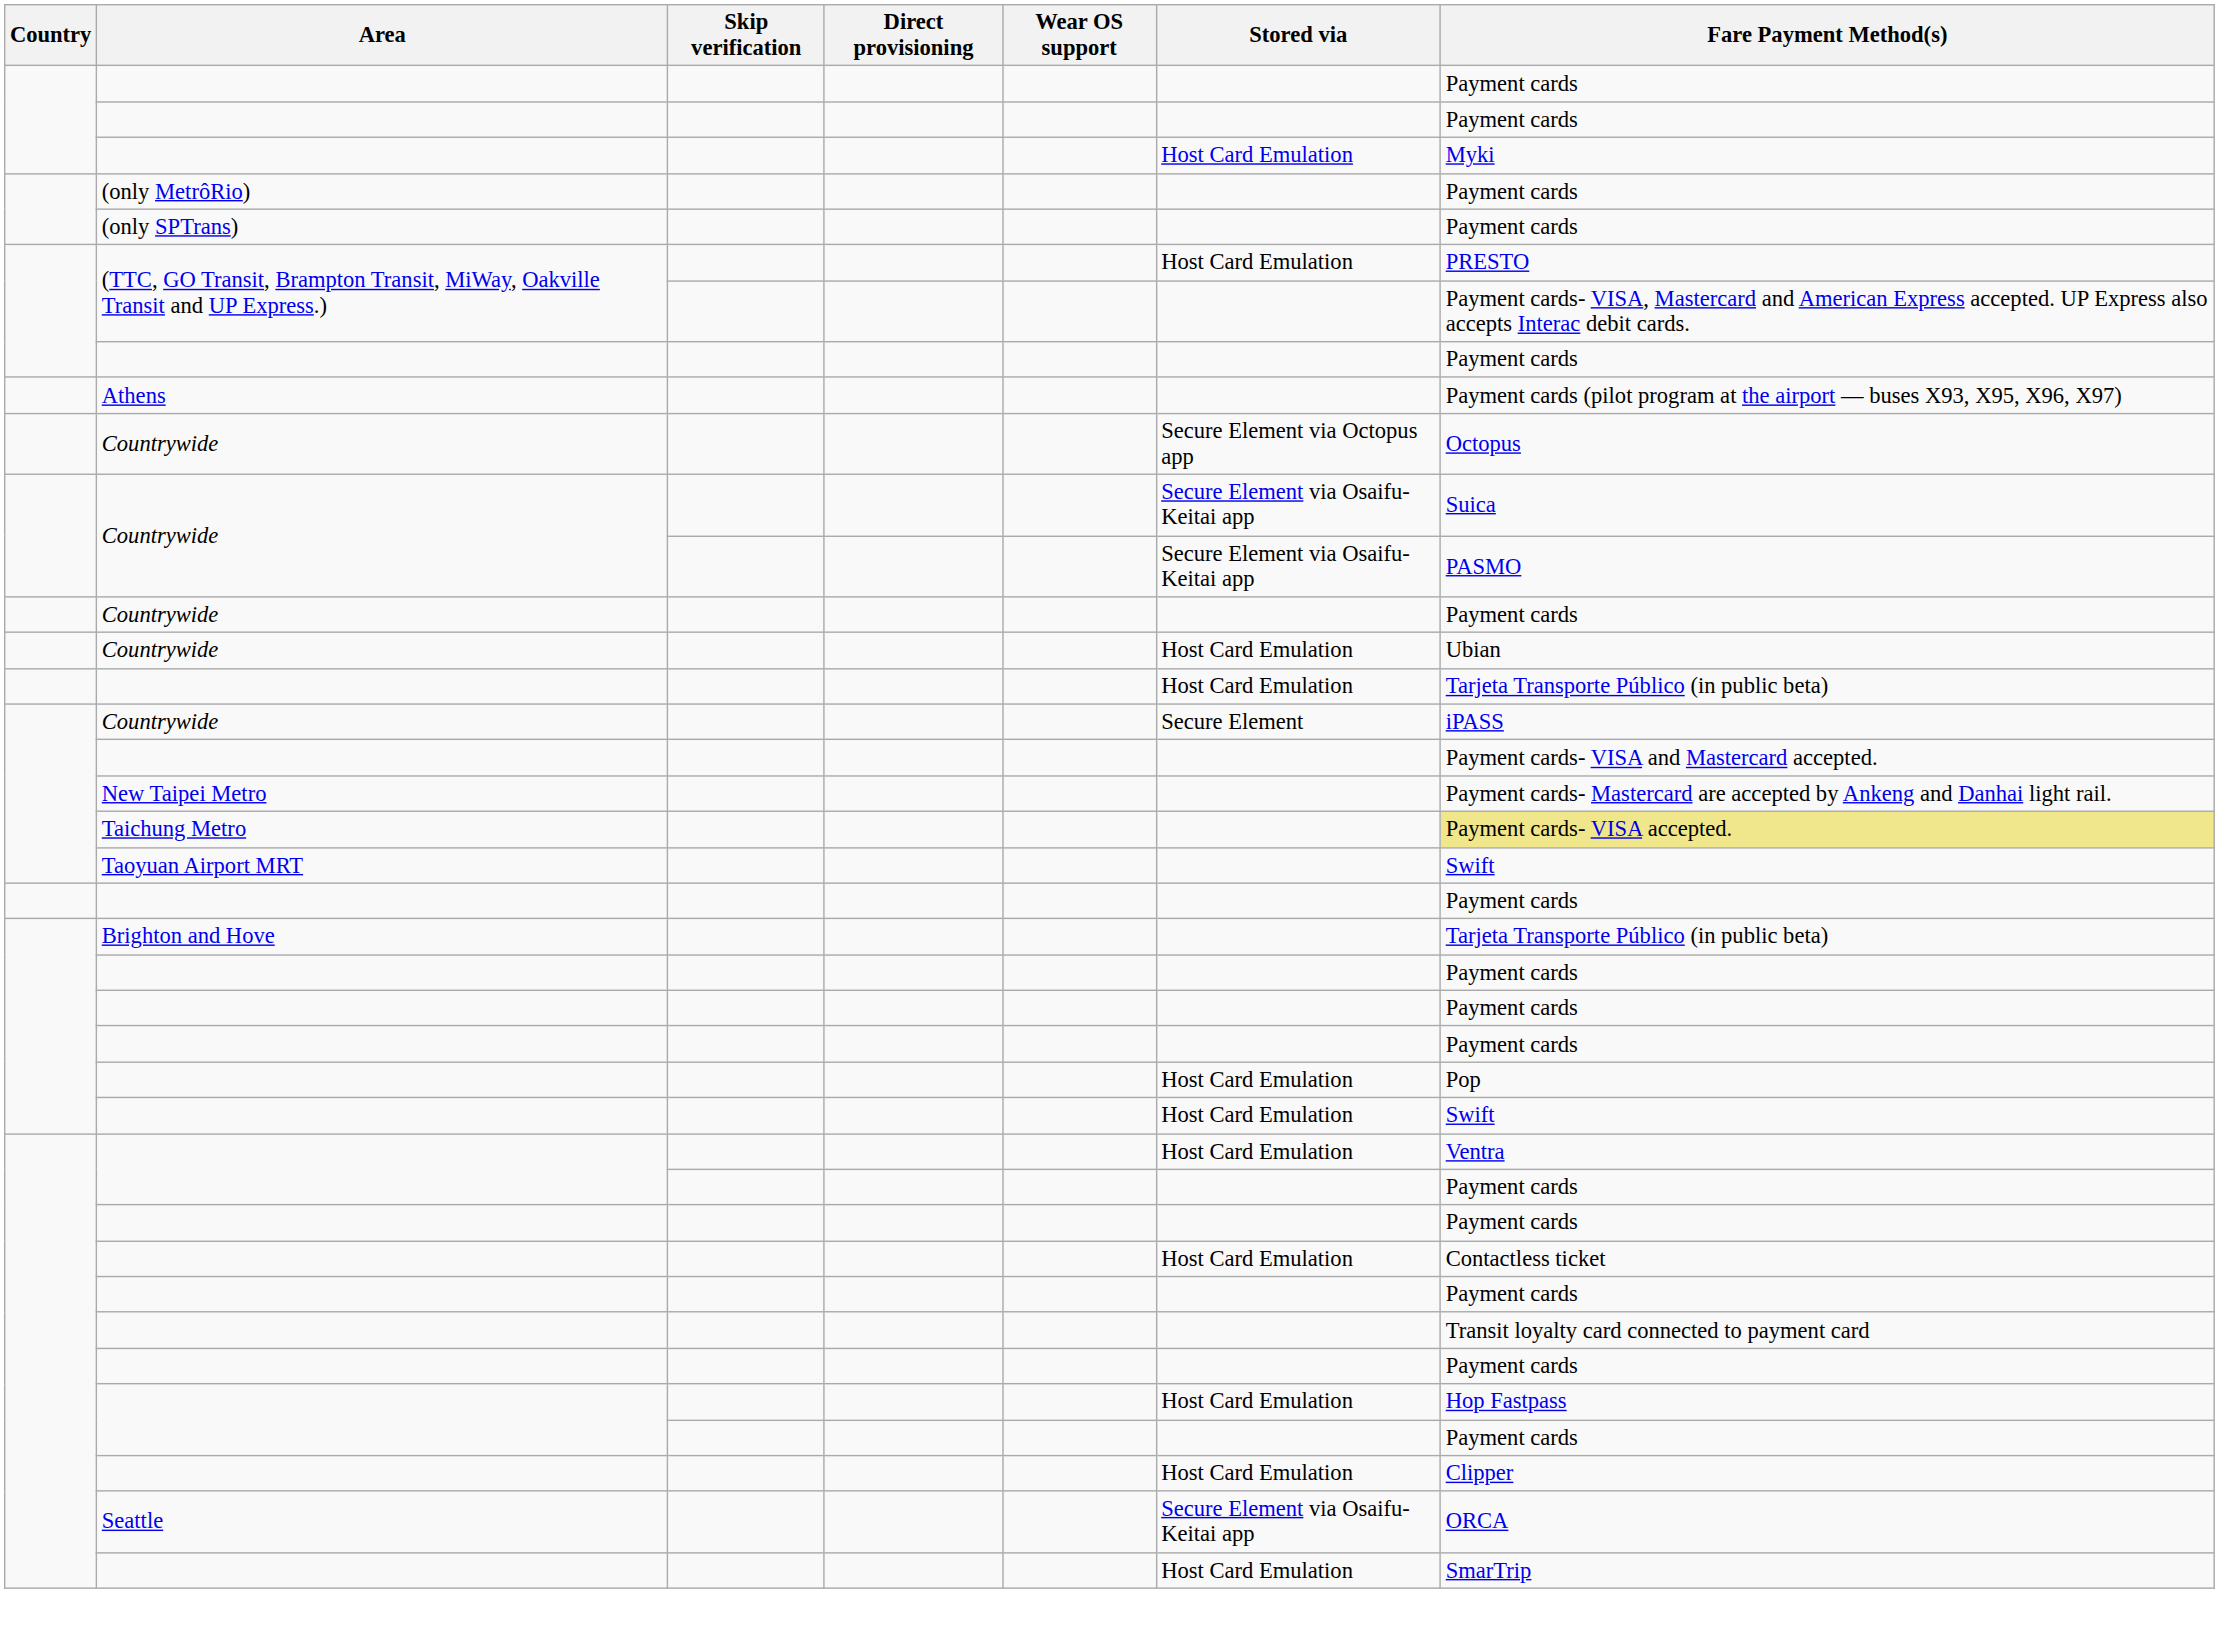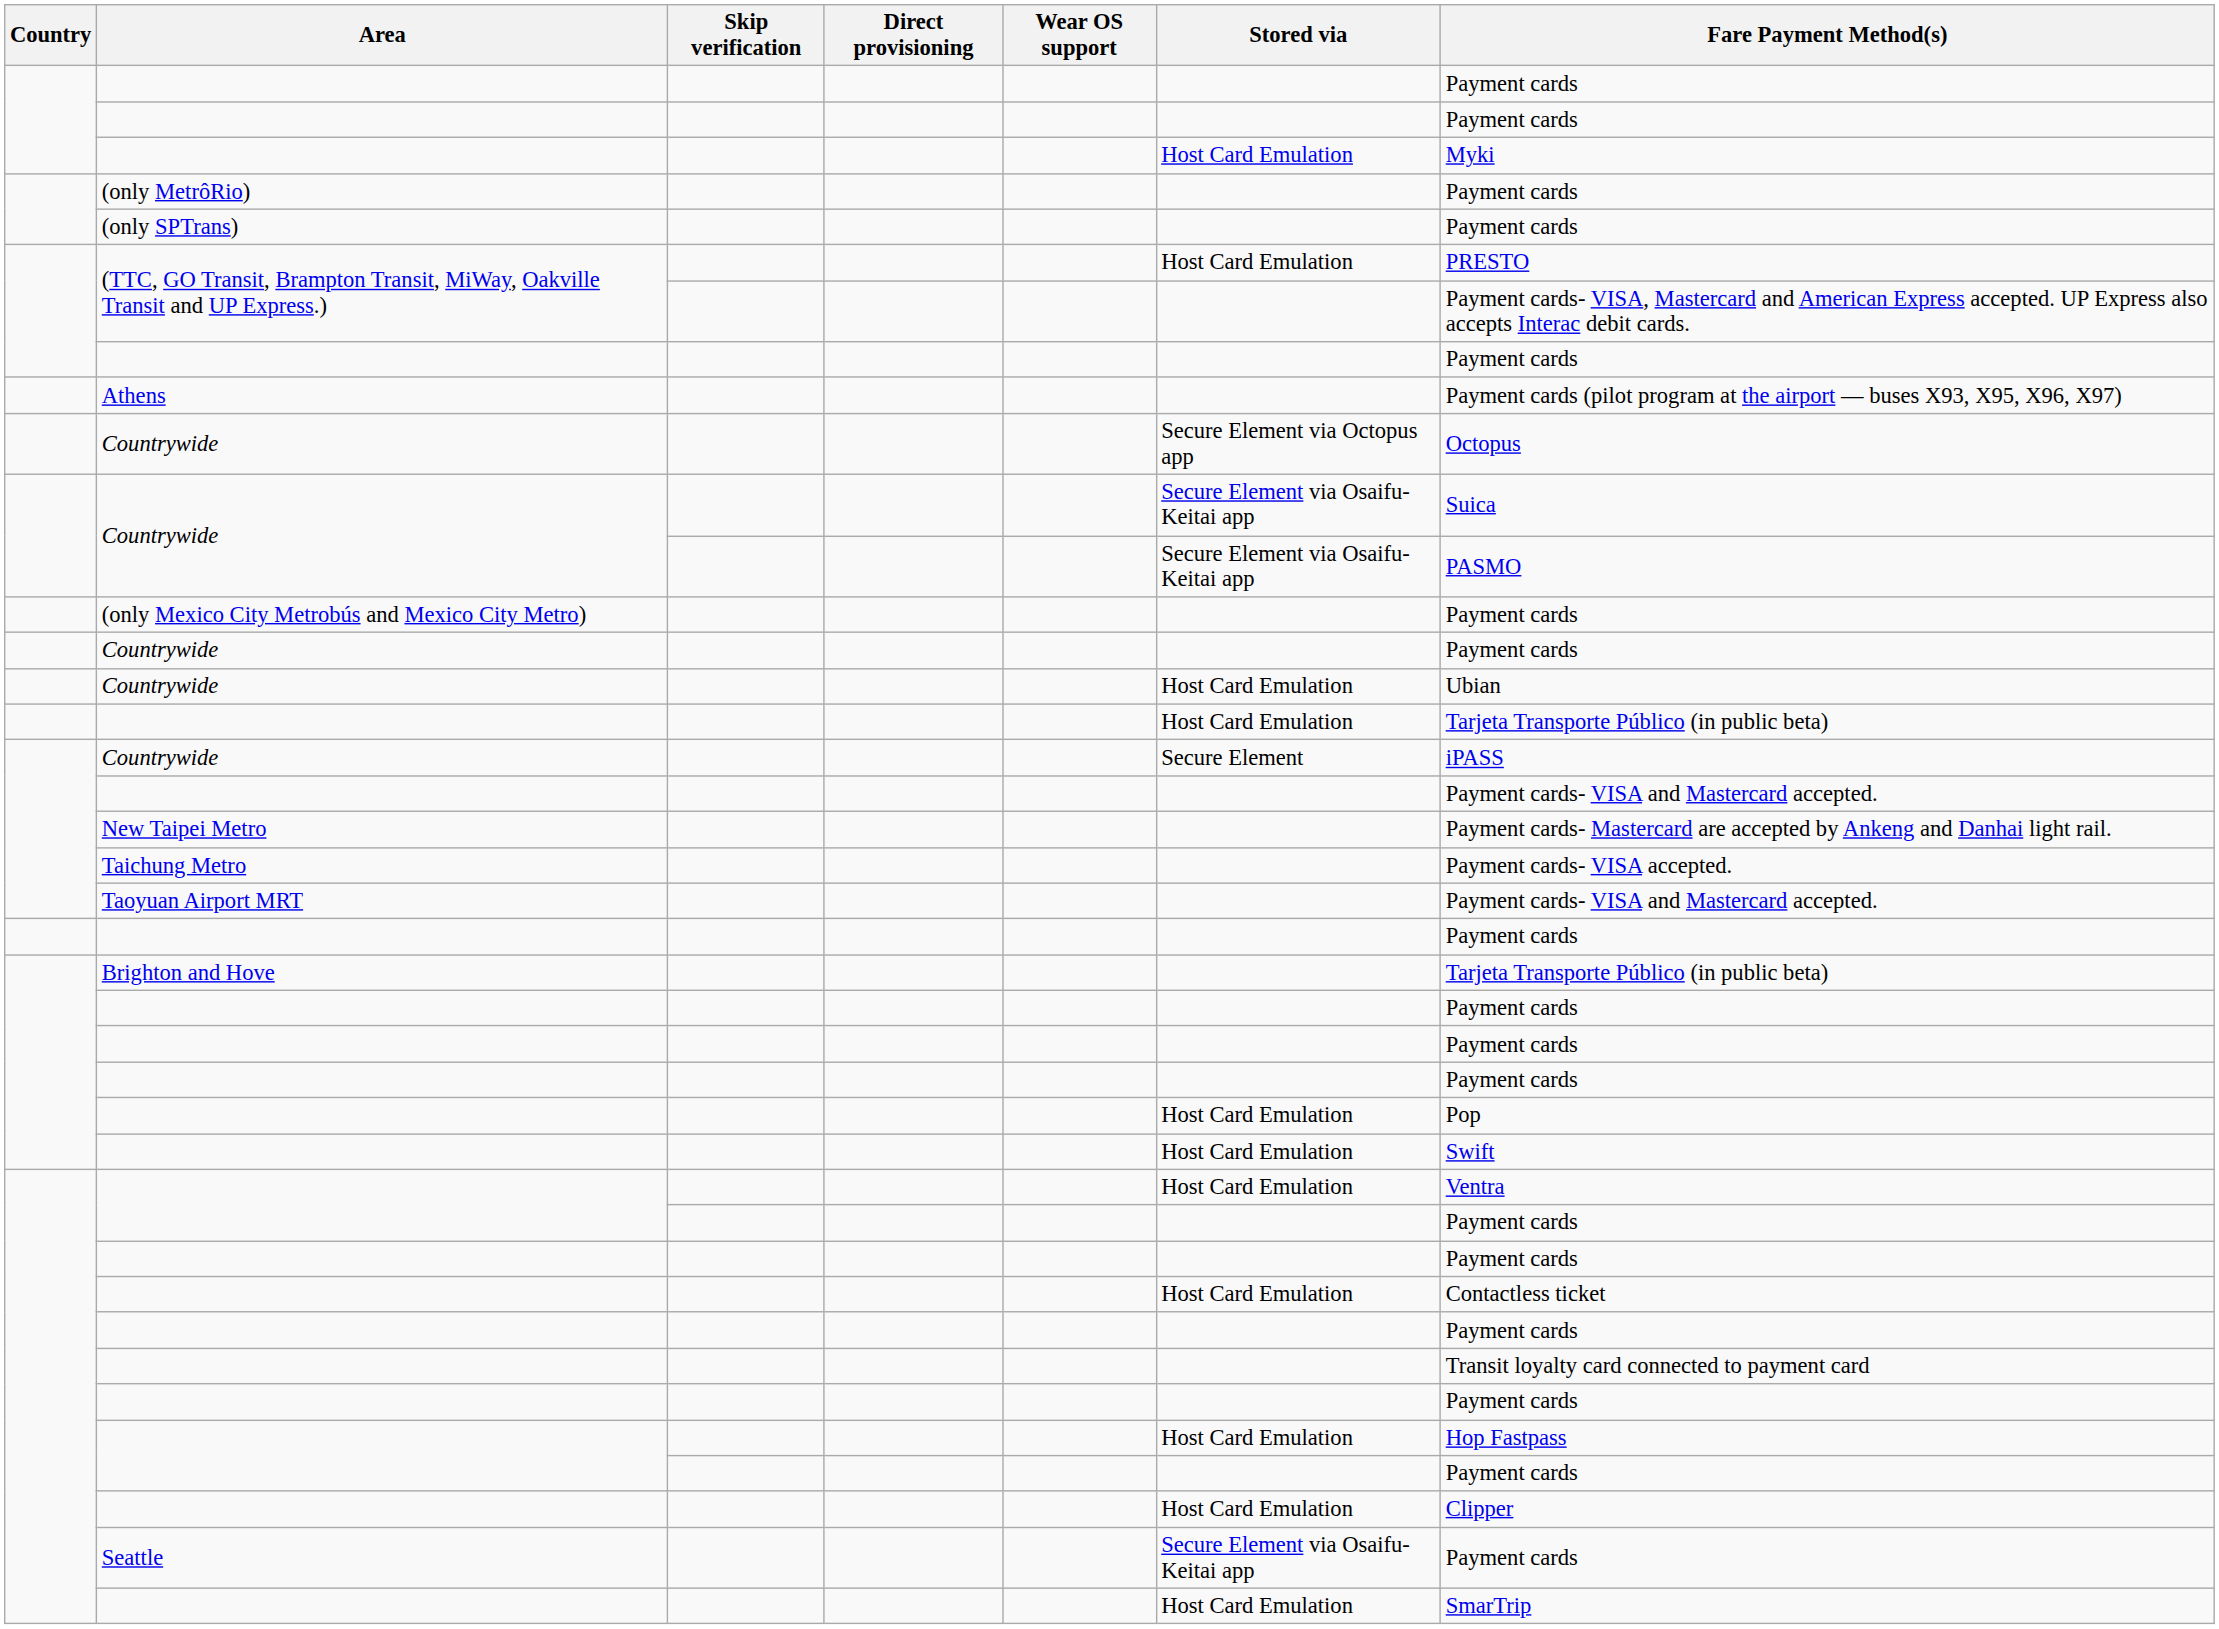+ row: (51, 615)
(1589, 829) khaki background -> (1589, 864) no background
(1470, 864) Swift -> (1662, 900) Payment cards- VISA and Mastercard accepted.
(1477, 1521) ORCA -> (1512, 1557) Payment cards
